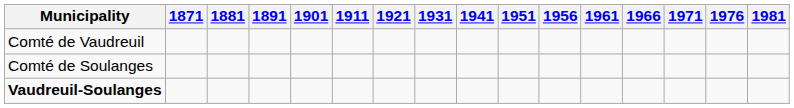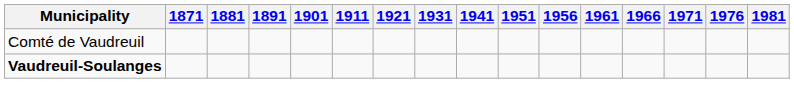- row: (81, 66)
